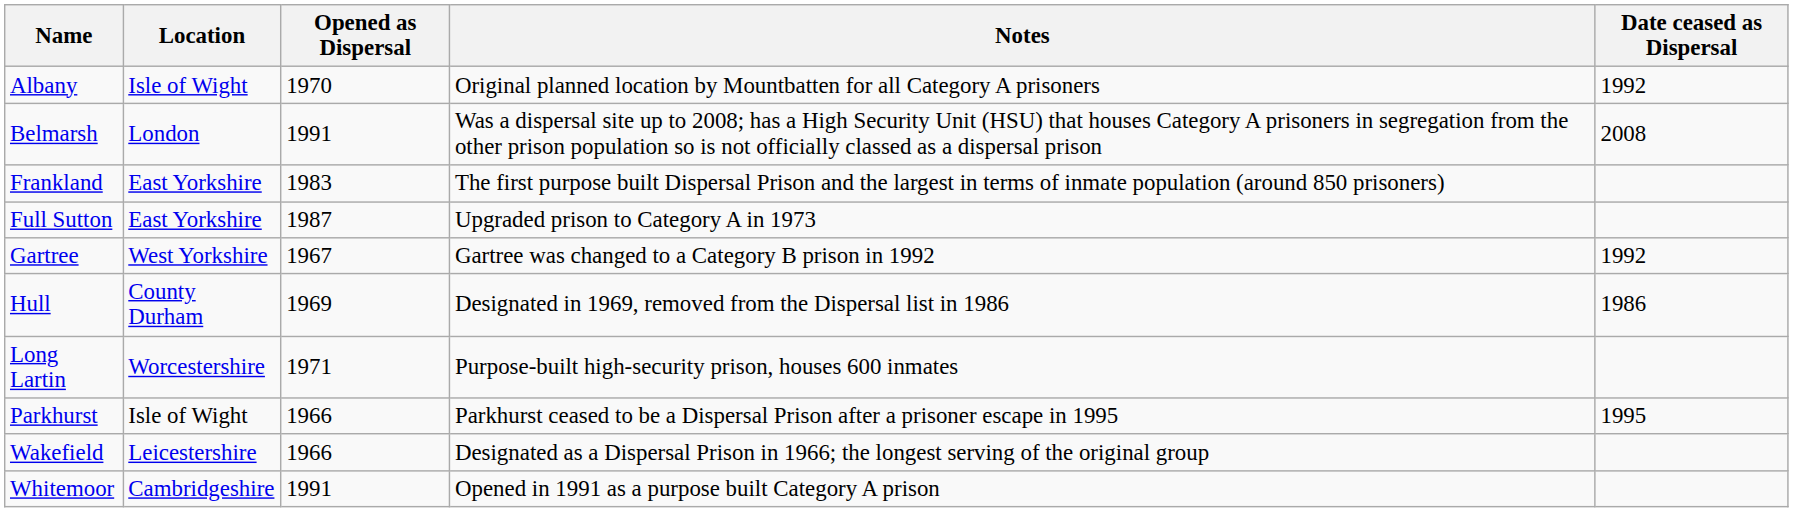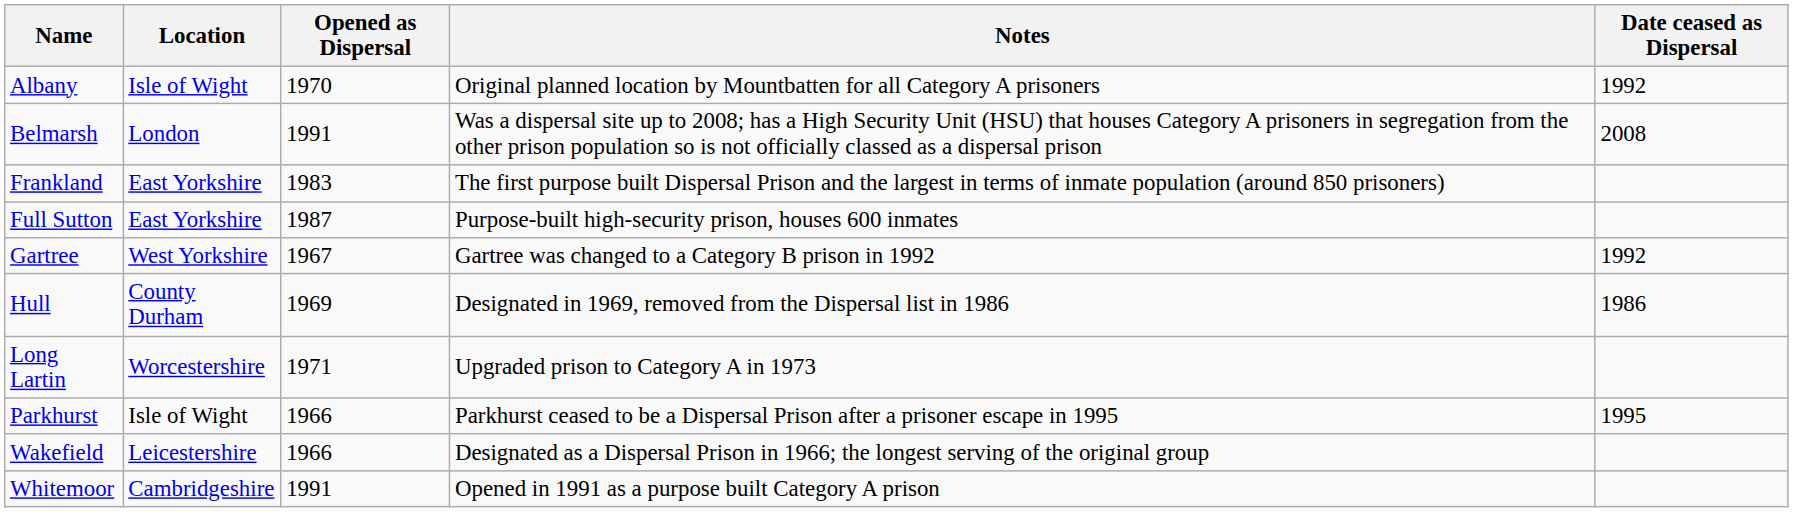(635, 219) Upgraded prison to Category A in 1973 -> (707, 219) Purpose-built high-security prison, houses 600 inmates
(707, 366) Purpose-built high-security prison, houses 600 inmates -> (635, 366) Upgraded prison to Category A in 1973
